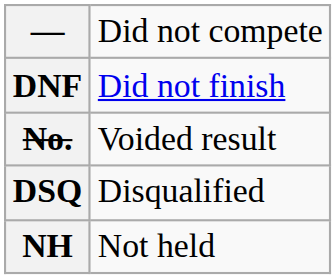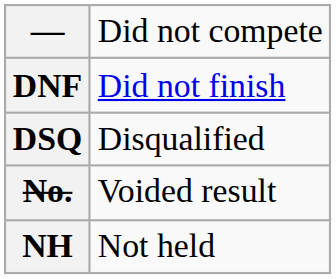rows swapped: (48, 191) <-> (48, 138)
